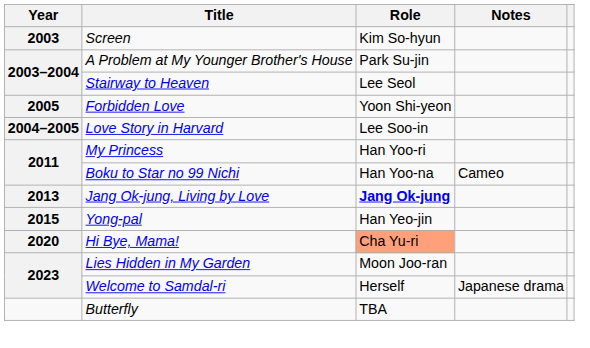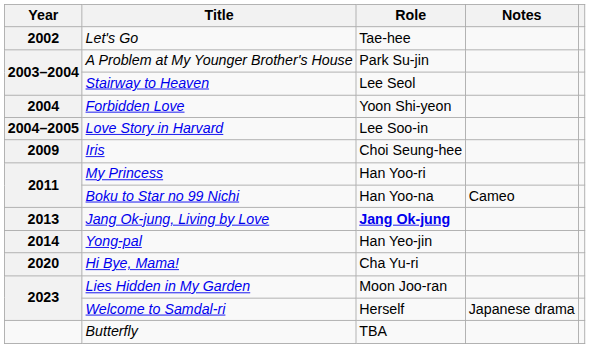+ row: (112, 38)
- row: (108, 38)
(43, 106) 2005 -> (43, 106) 2004
+ row: (95, 151)
(43, 219) 2015 -> (43, 241) 2014
(389, 241) lightsalmon background -> (389, 264) no background
